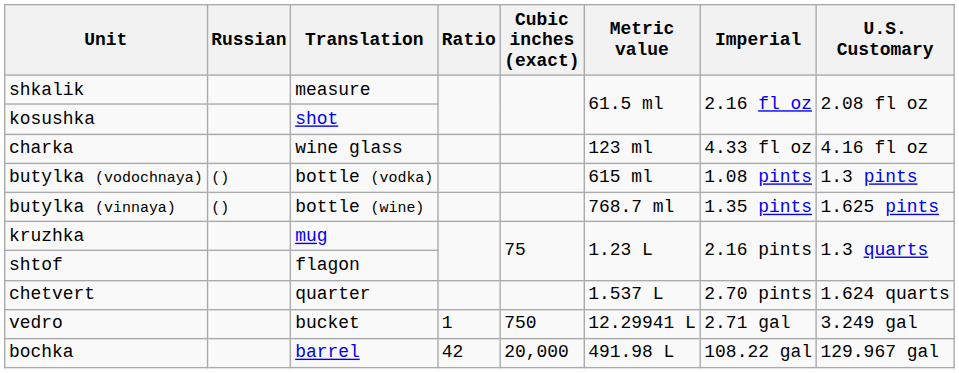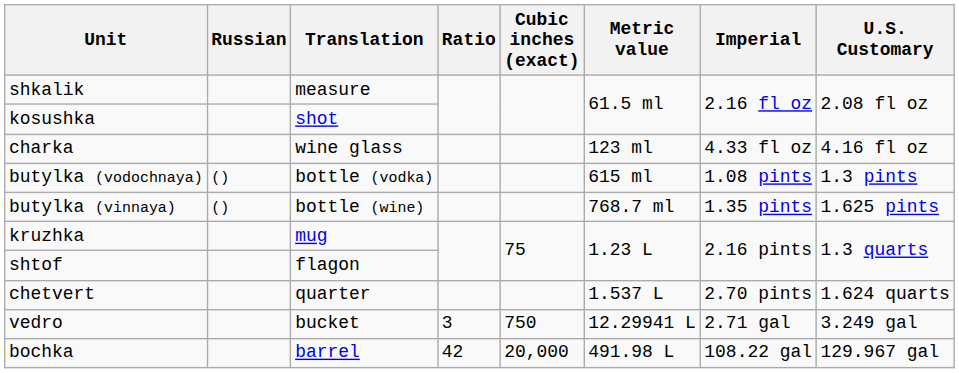(447, 324) 1 -> (447, 324) 3
